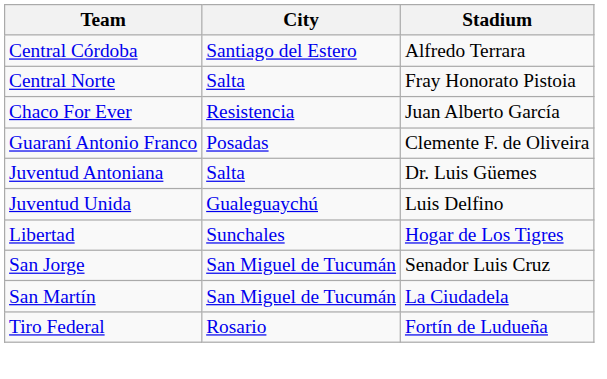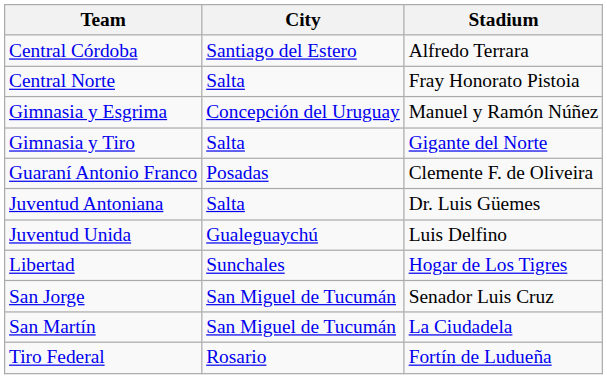- row: (70, 111)
+ row: (88, 111)
+ row: (72, 142)
